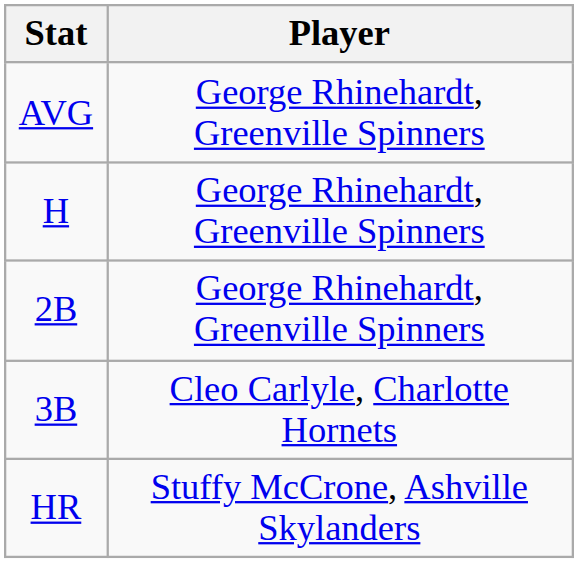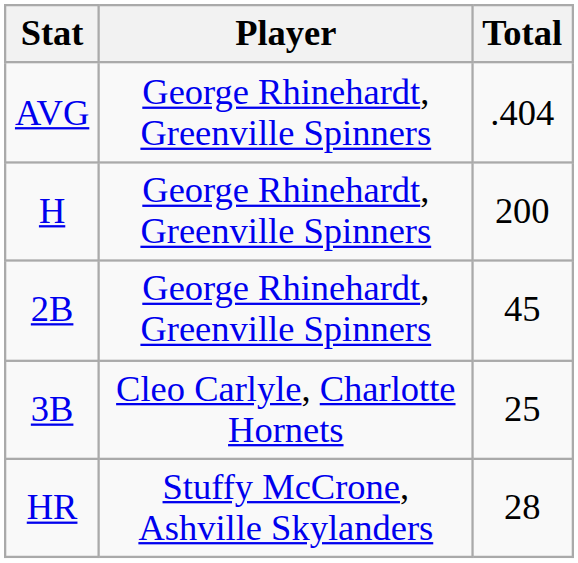+ column: (522, 33)
